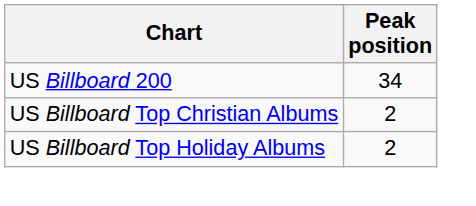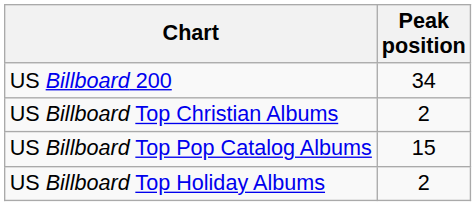+ row: (191, 148)
